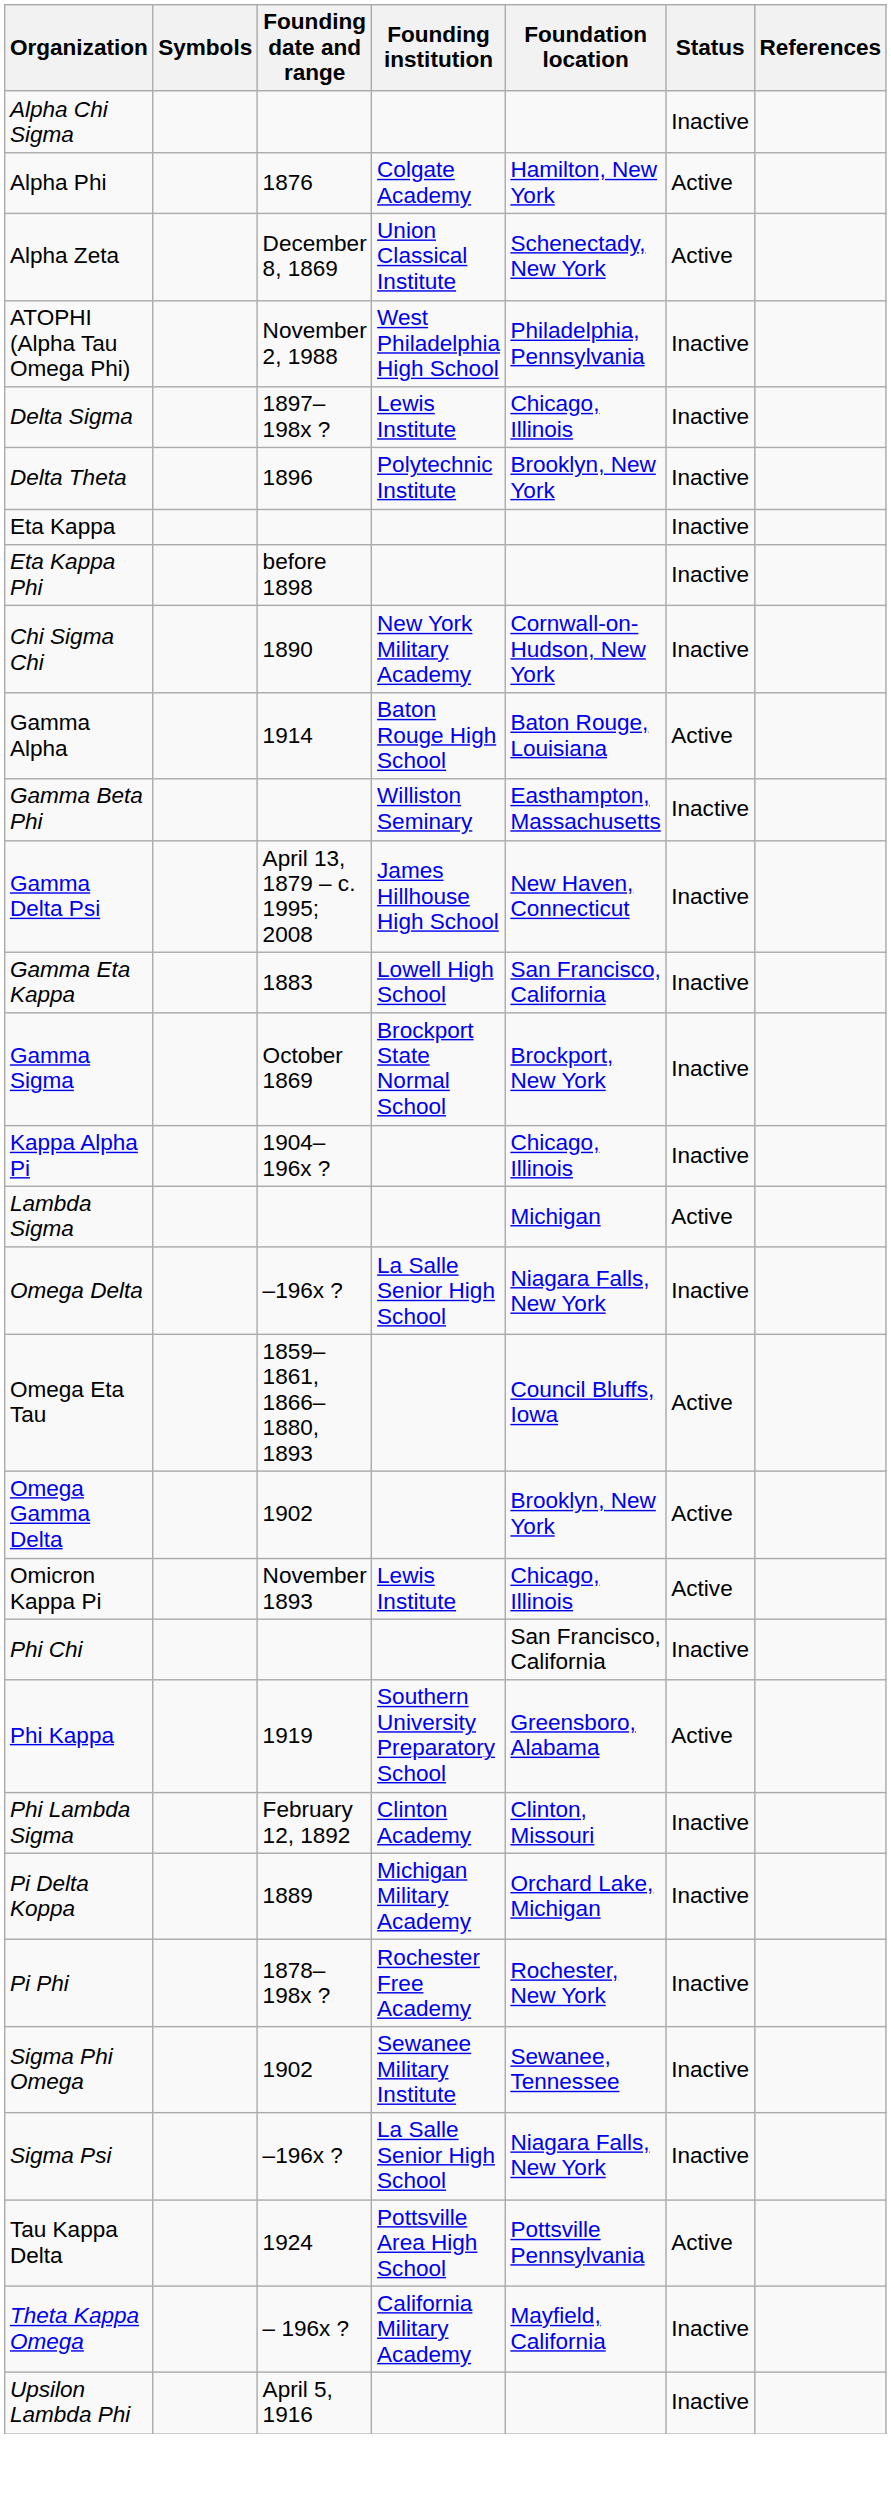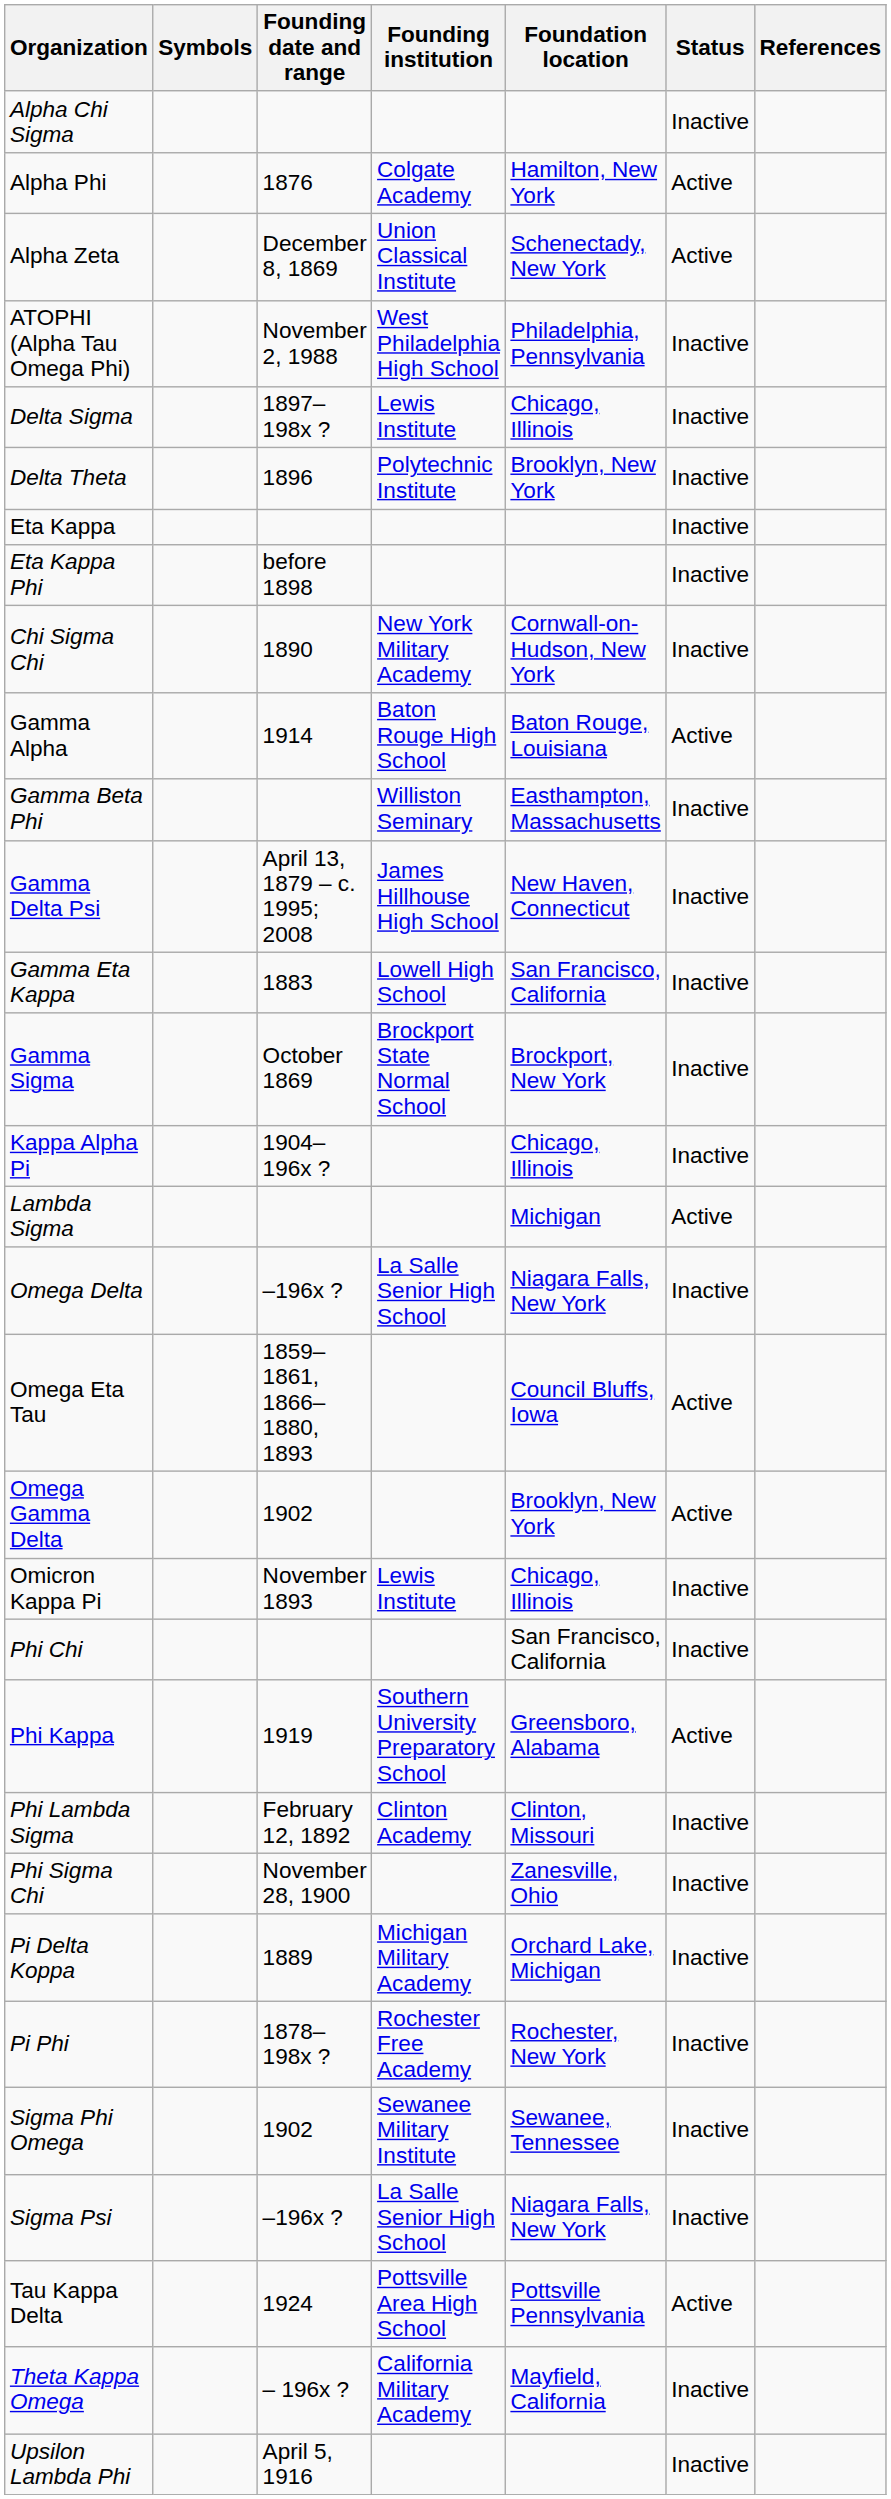(702, 1588) Active -> (710, 1588) Inactive
+ row: (61, 1883)
